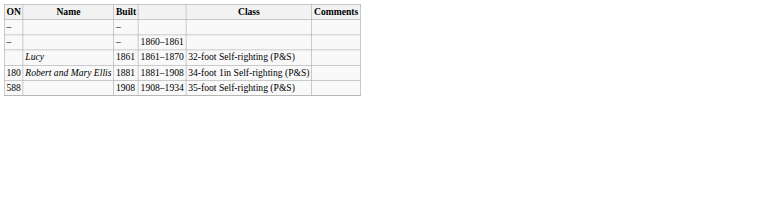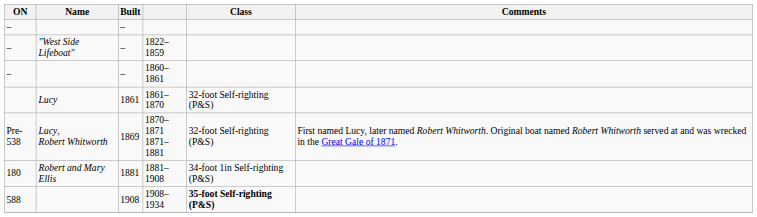+ row: (9, 47)
+ row: (15, 136)
(242, 88) normal -> (230, 199) bold
